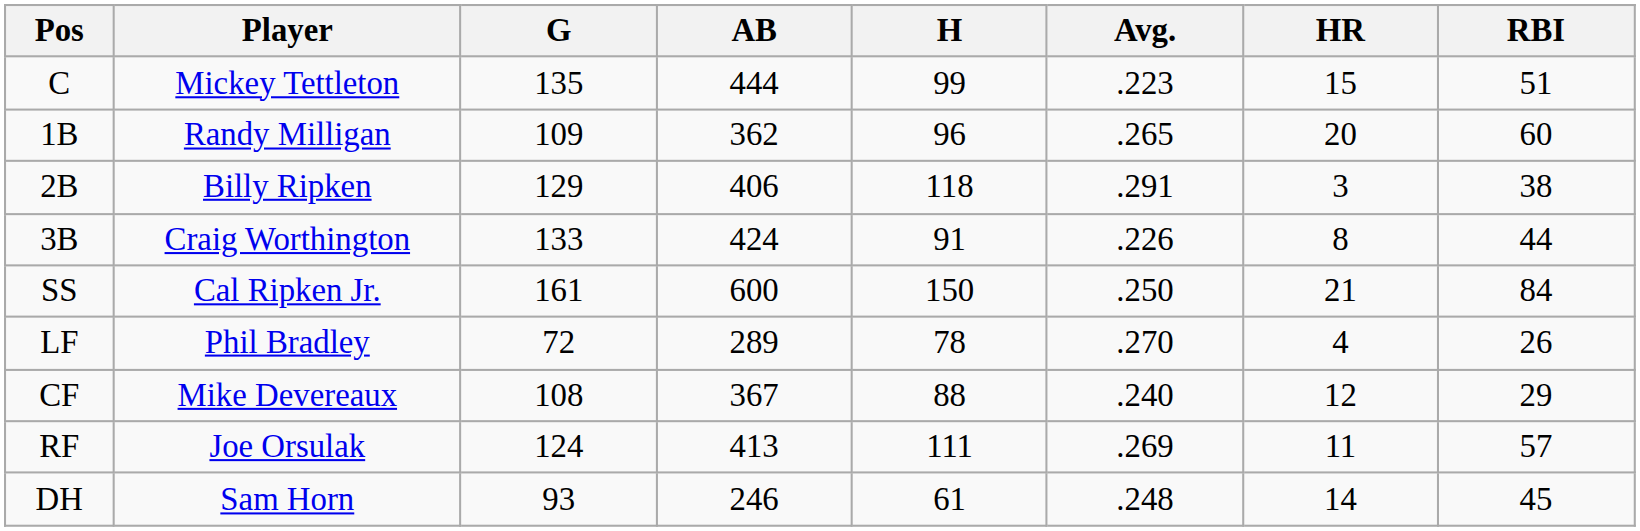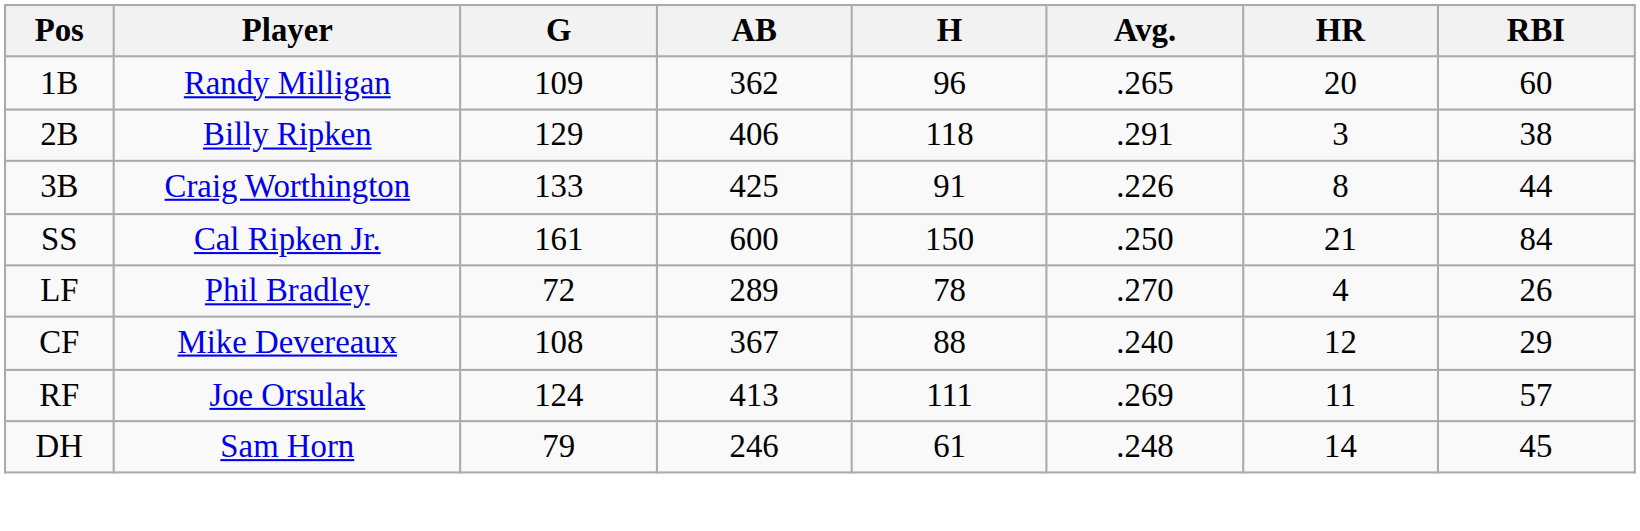- row: (59, 82)
(754, 238) 424 -> (754, 186) 425
(559, 498) 93 -> (559, 446) 79
